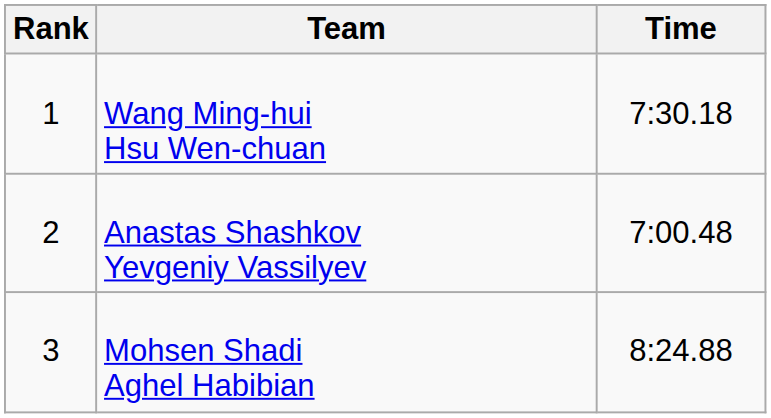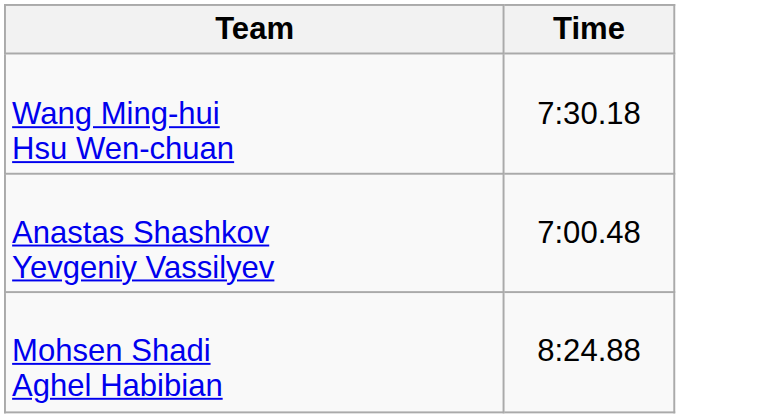- column: (51, 29)
